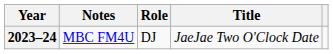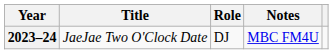columns swapped: (247, 15) <-> (99, 15)
